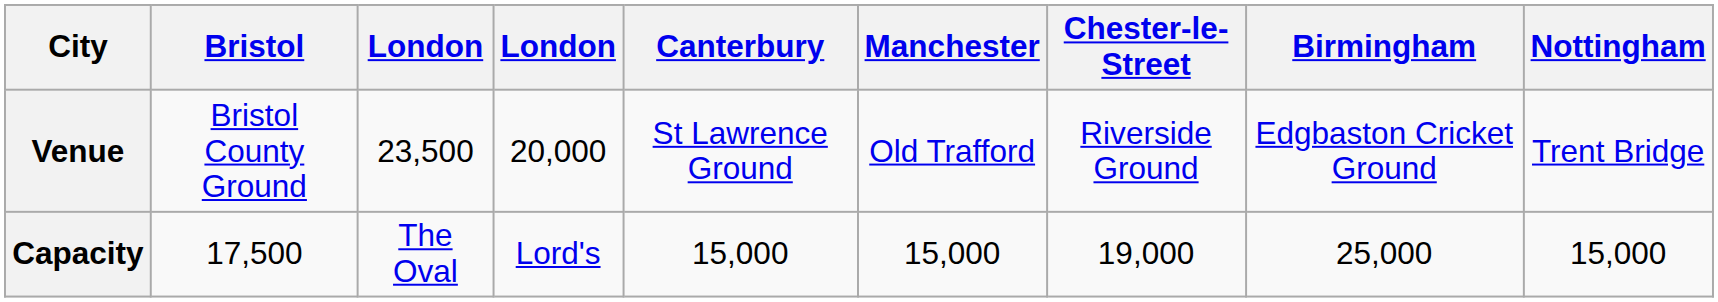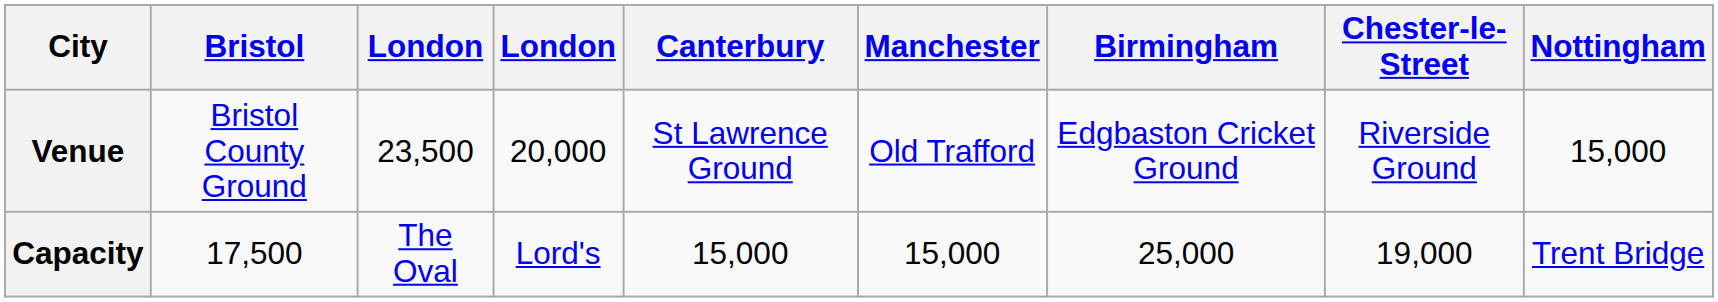columns swapped: (1146, 47) <-> (1384, 47)
(1618, 150) Trent Bridge -> (1618, 150) 15,000
(1618, 253) 15,000 -> (1618, 253) Trent Bridge
